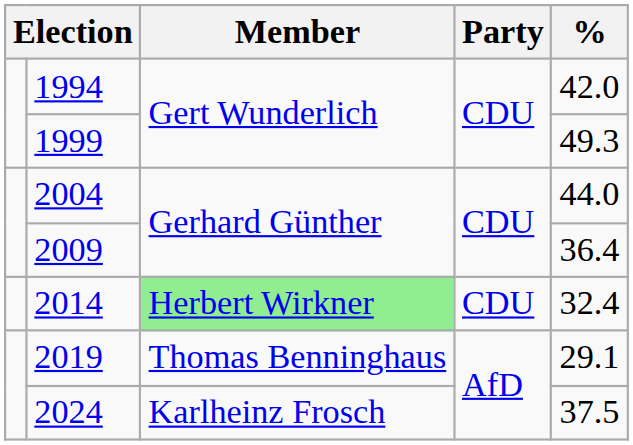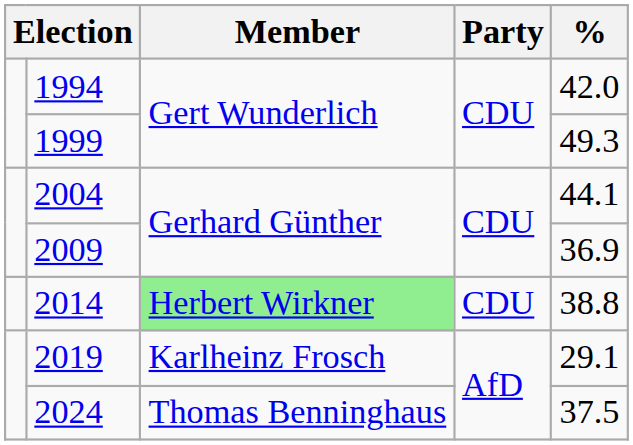(590, 194) 44.0 -> (590, 194) 44.1
(590, 248) 36.4 -> (590, 248) 36.9
(590, 303) 32.4 -> (590, 303) 38.8
(297, 357) Thomas Benninghaus -> (267, 357) Karlheinz Frosch
(267, 411) Karlheinz Frosch -> (297, 411) Thomas Benninghaus
